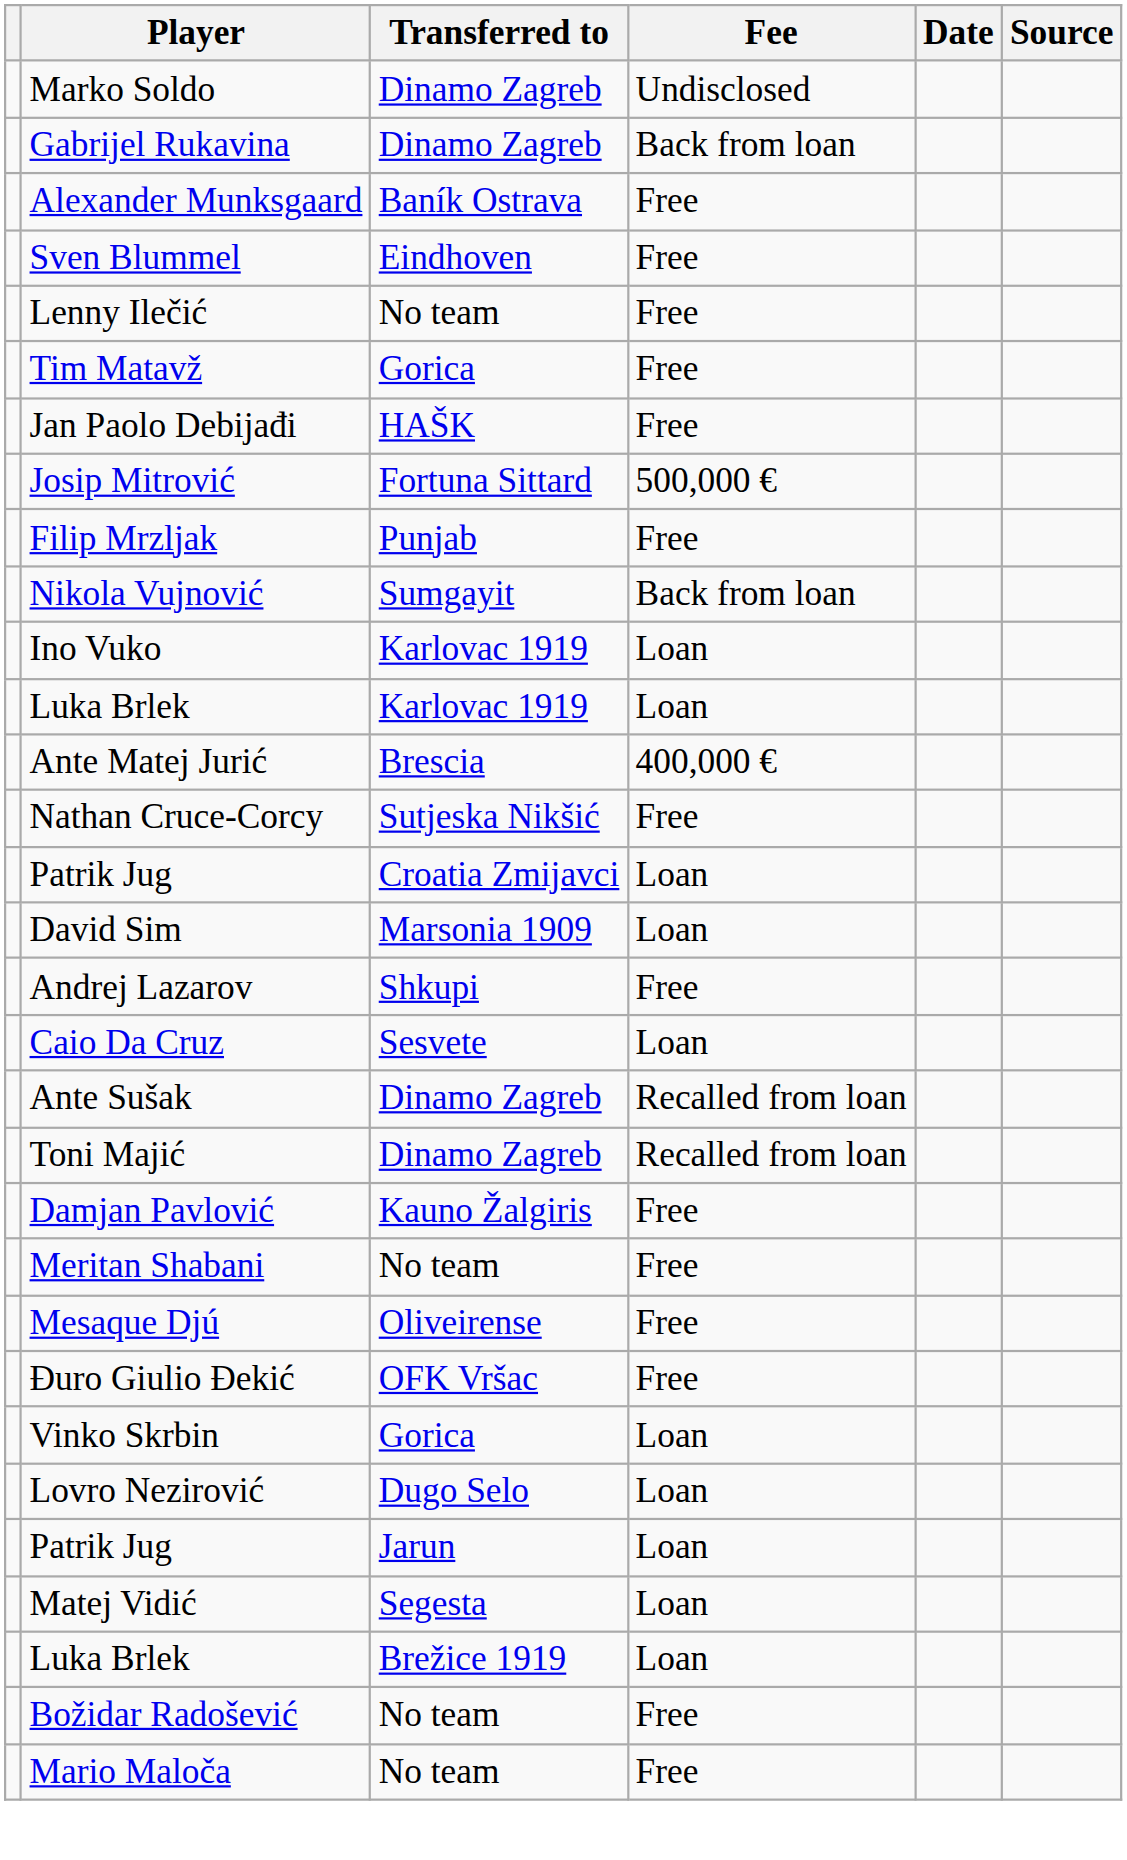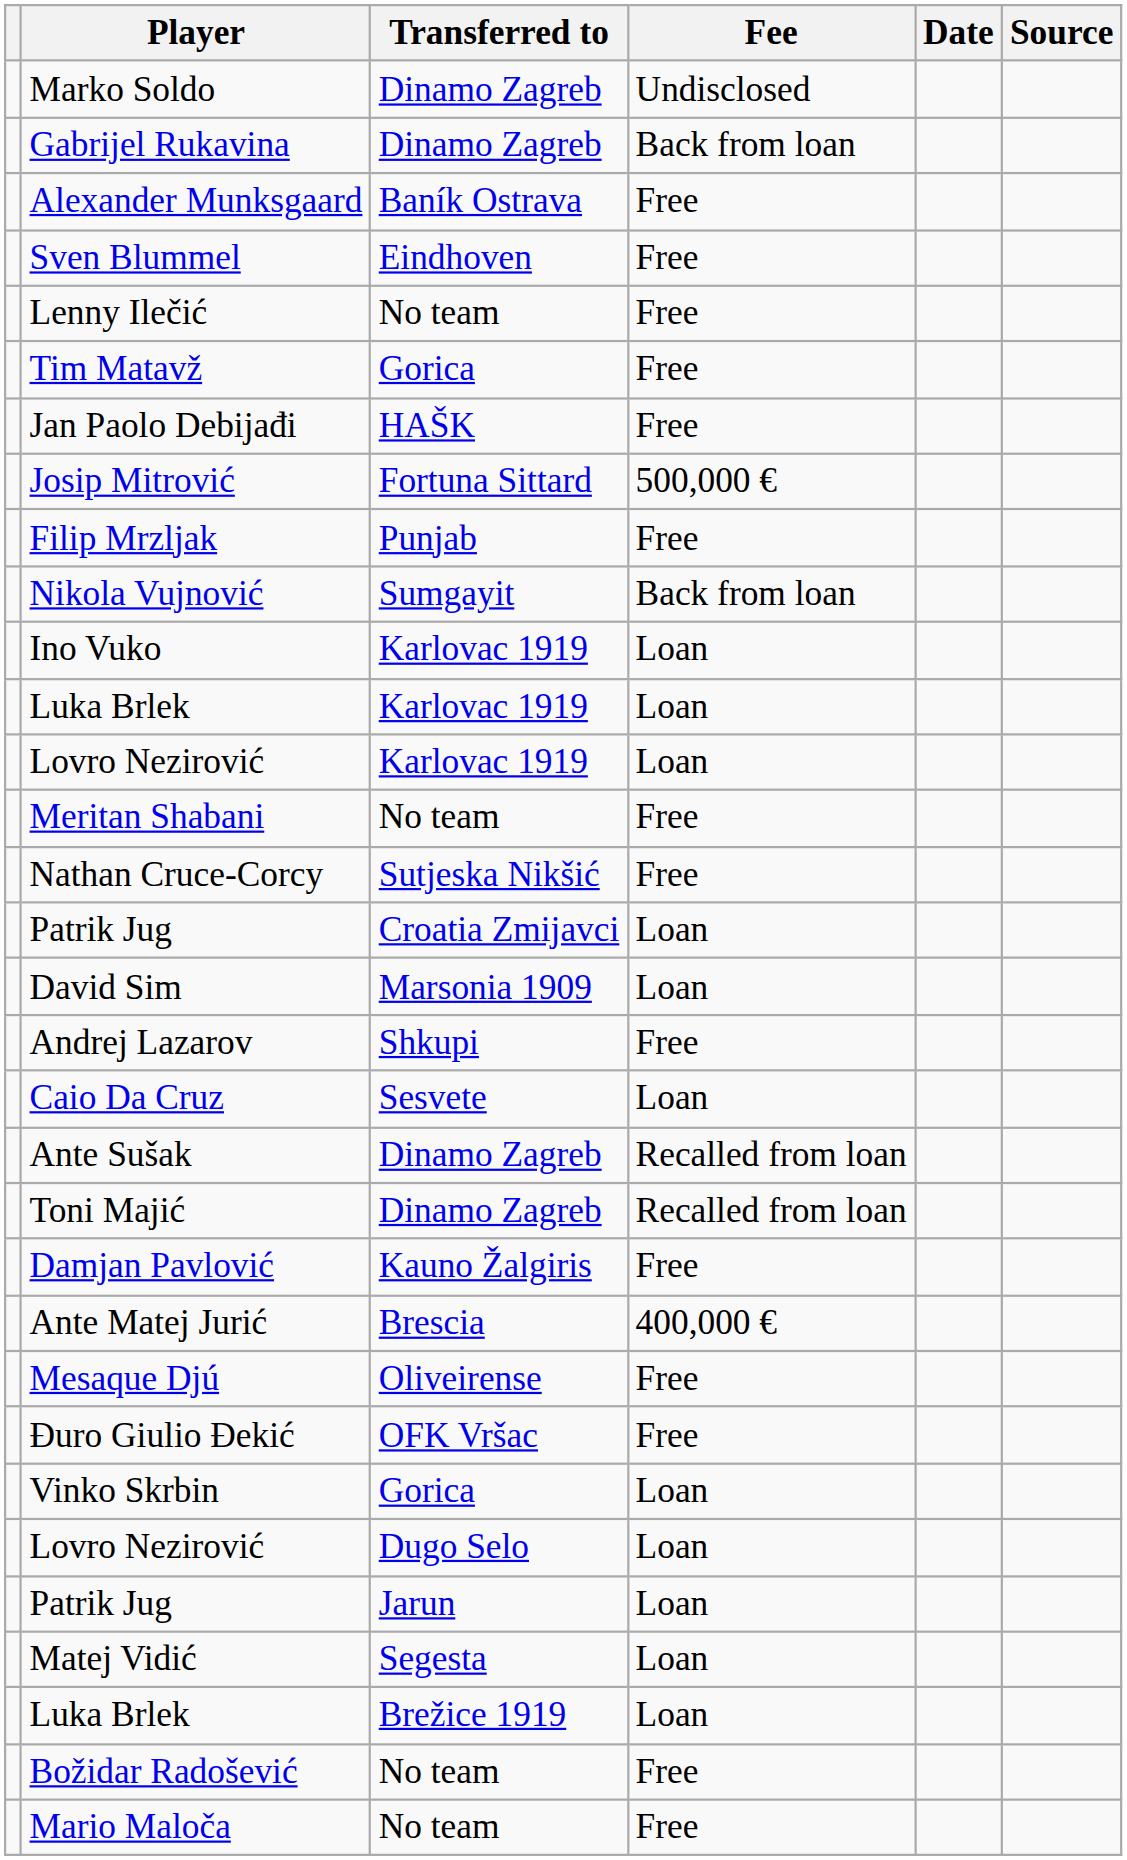+ row: (147, 761)
rows swapped: (148, 761) <-> (147, 1266)
